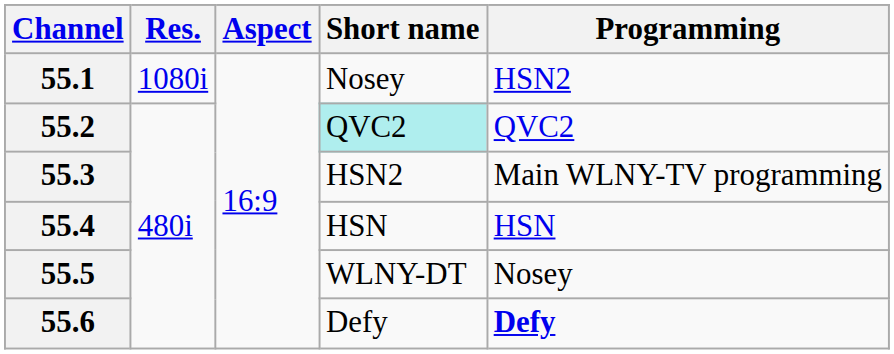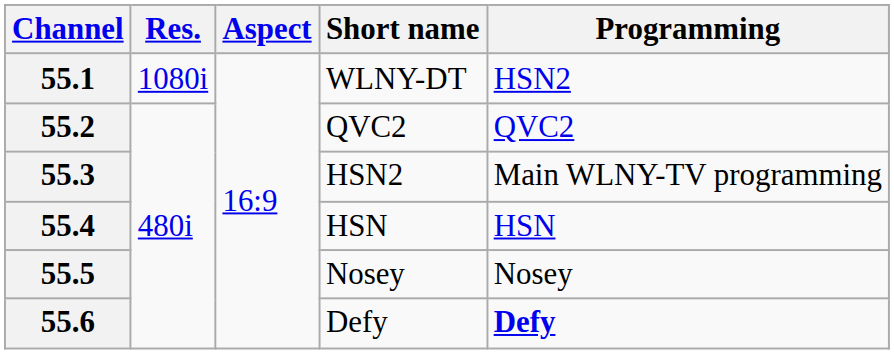(365, 77) Nosey -> (396, 77) WLNY-DT
(366, 126) paleturquoise background -> (366, 126) no background
(396, 273) WLNY-DT -> (365, 273) Nosey
